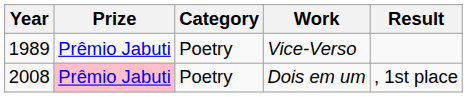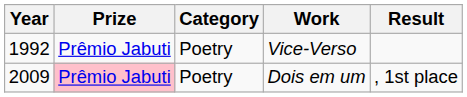(29, 48) 1989 -> (29, 48) 1992
(29, 77) 2008 -> (29, 77) 2009
